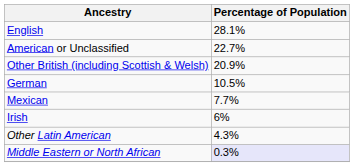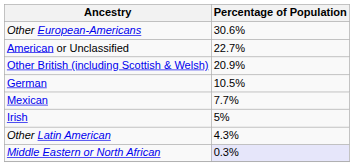+ row: (74, 30)
- row: (25, 30)
(222, 118) 6% -> (222, 118) 5%
